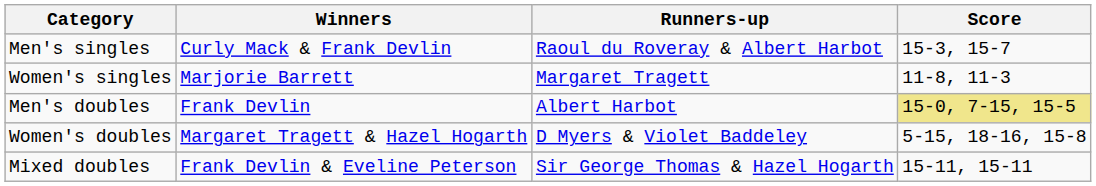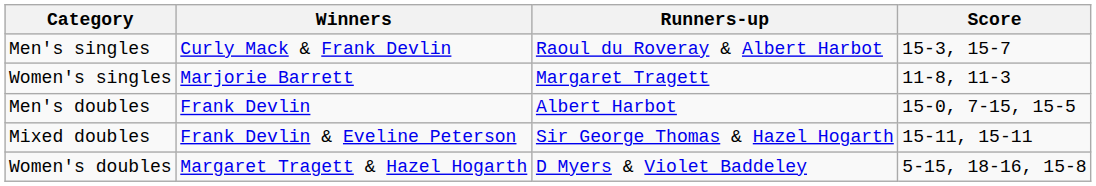(989, 108) khaki background -> (989, 108) no background
rows swapped: (90, 137) <-> (80, 167)
